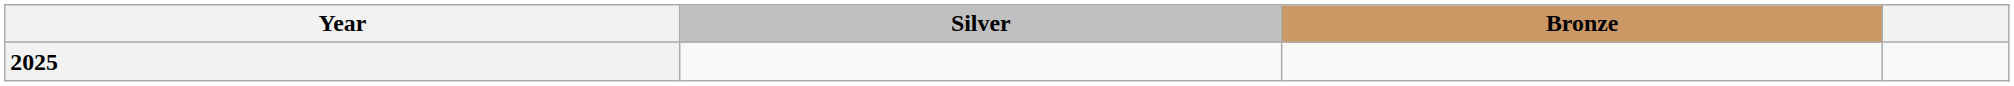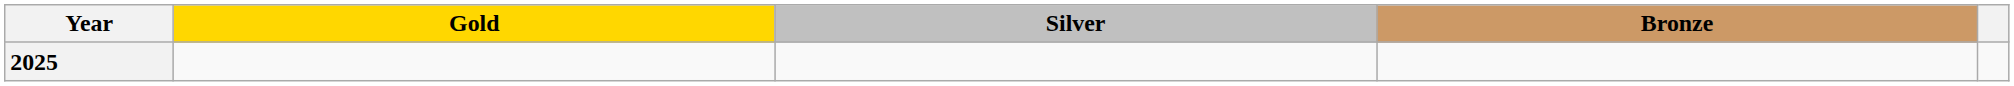+ column: (474, 23)
